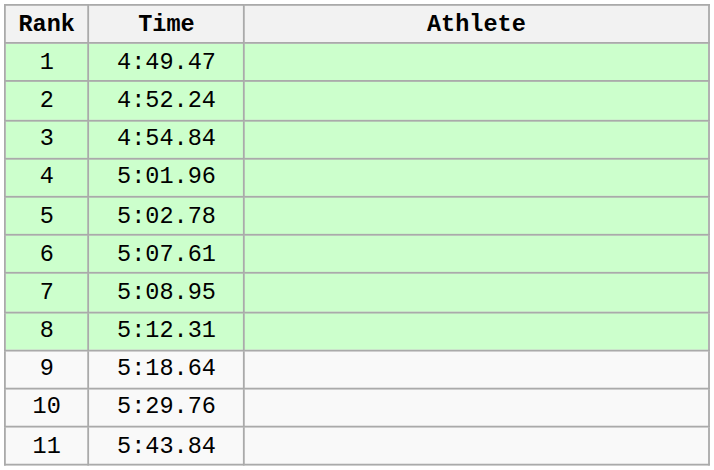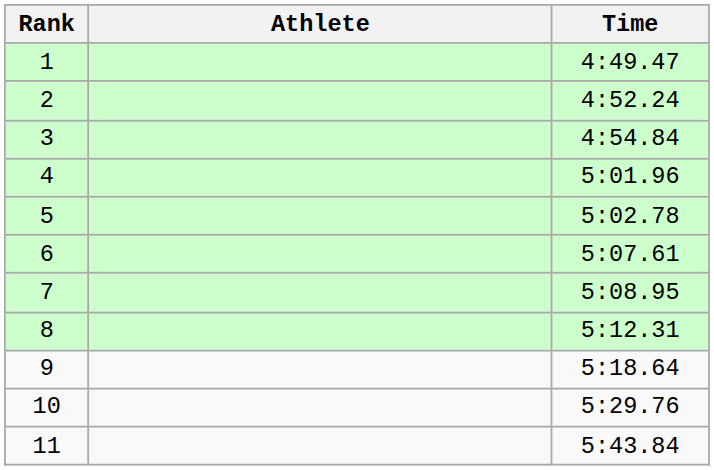columns swapped: (476, 24) <-> (167, 24)
